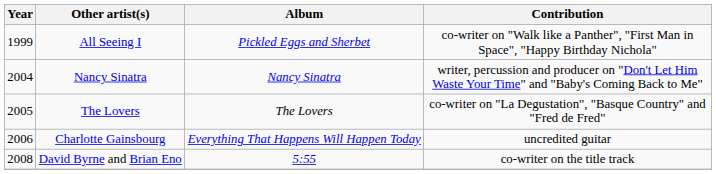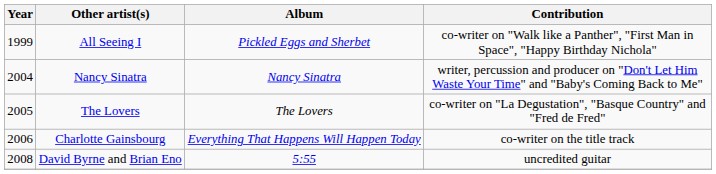(567, 139) uncredited guitar -> (567, 139) co-writer on the title track
(567, 159) co-writer on the title track -> (567, 159) uncredited guitar
